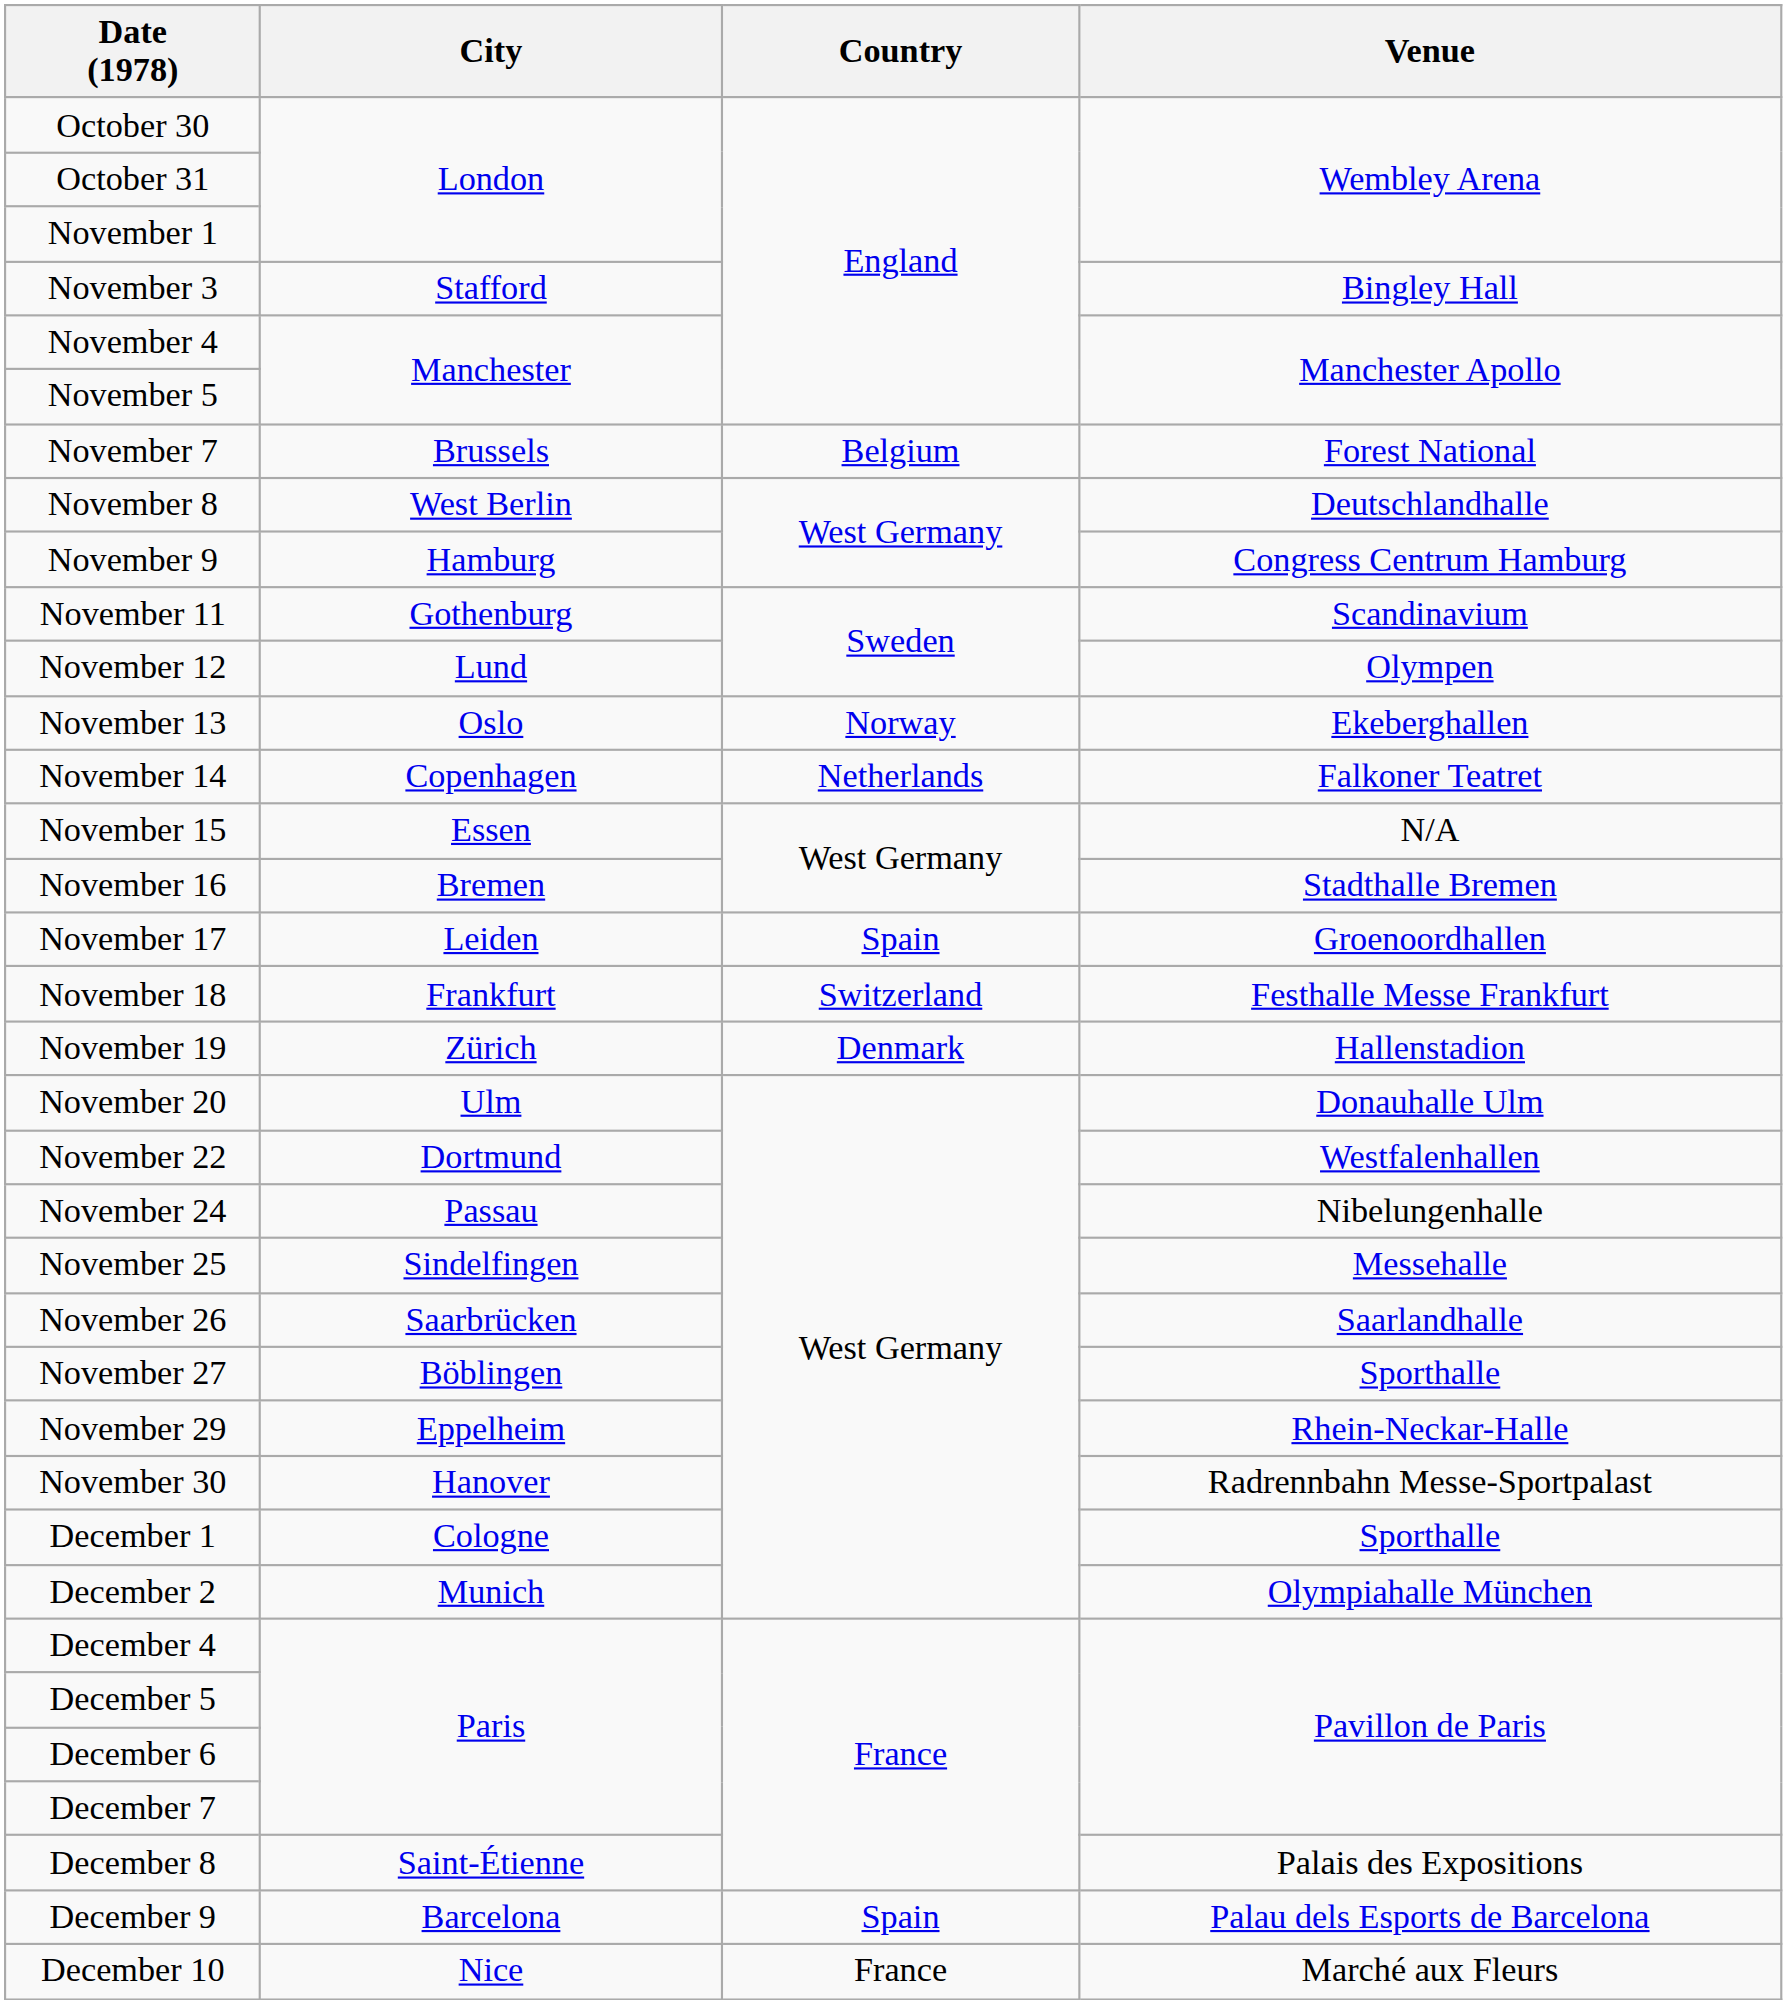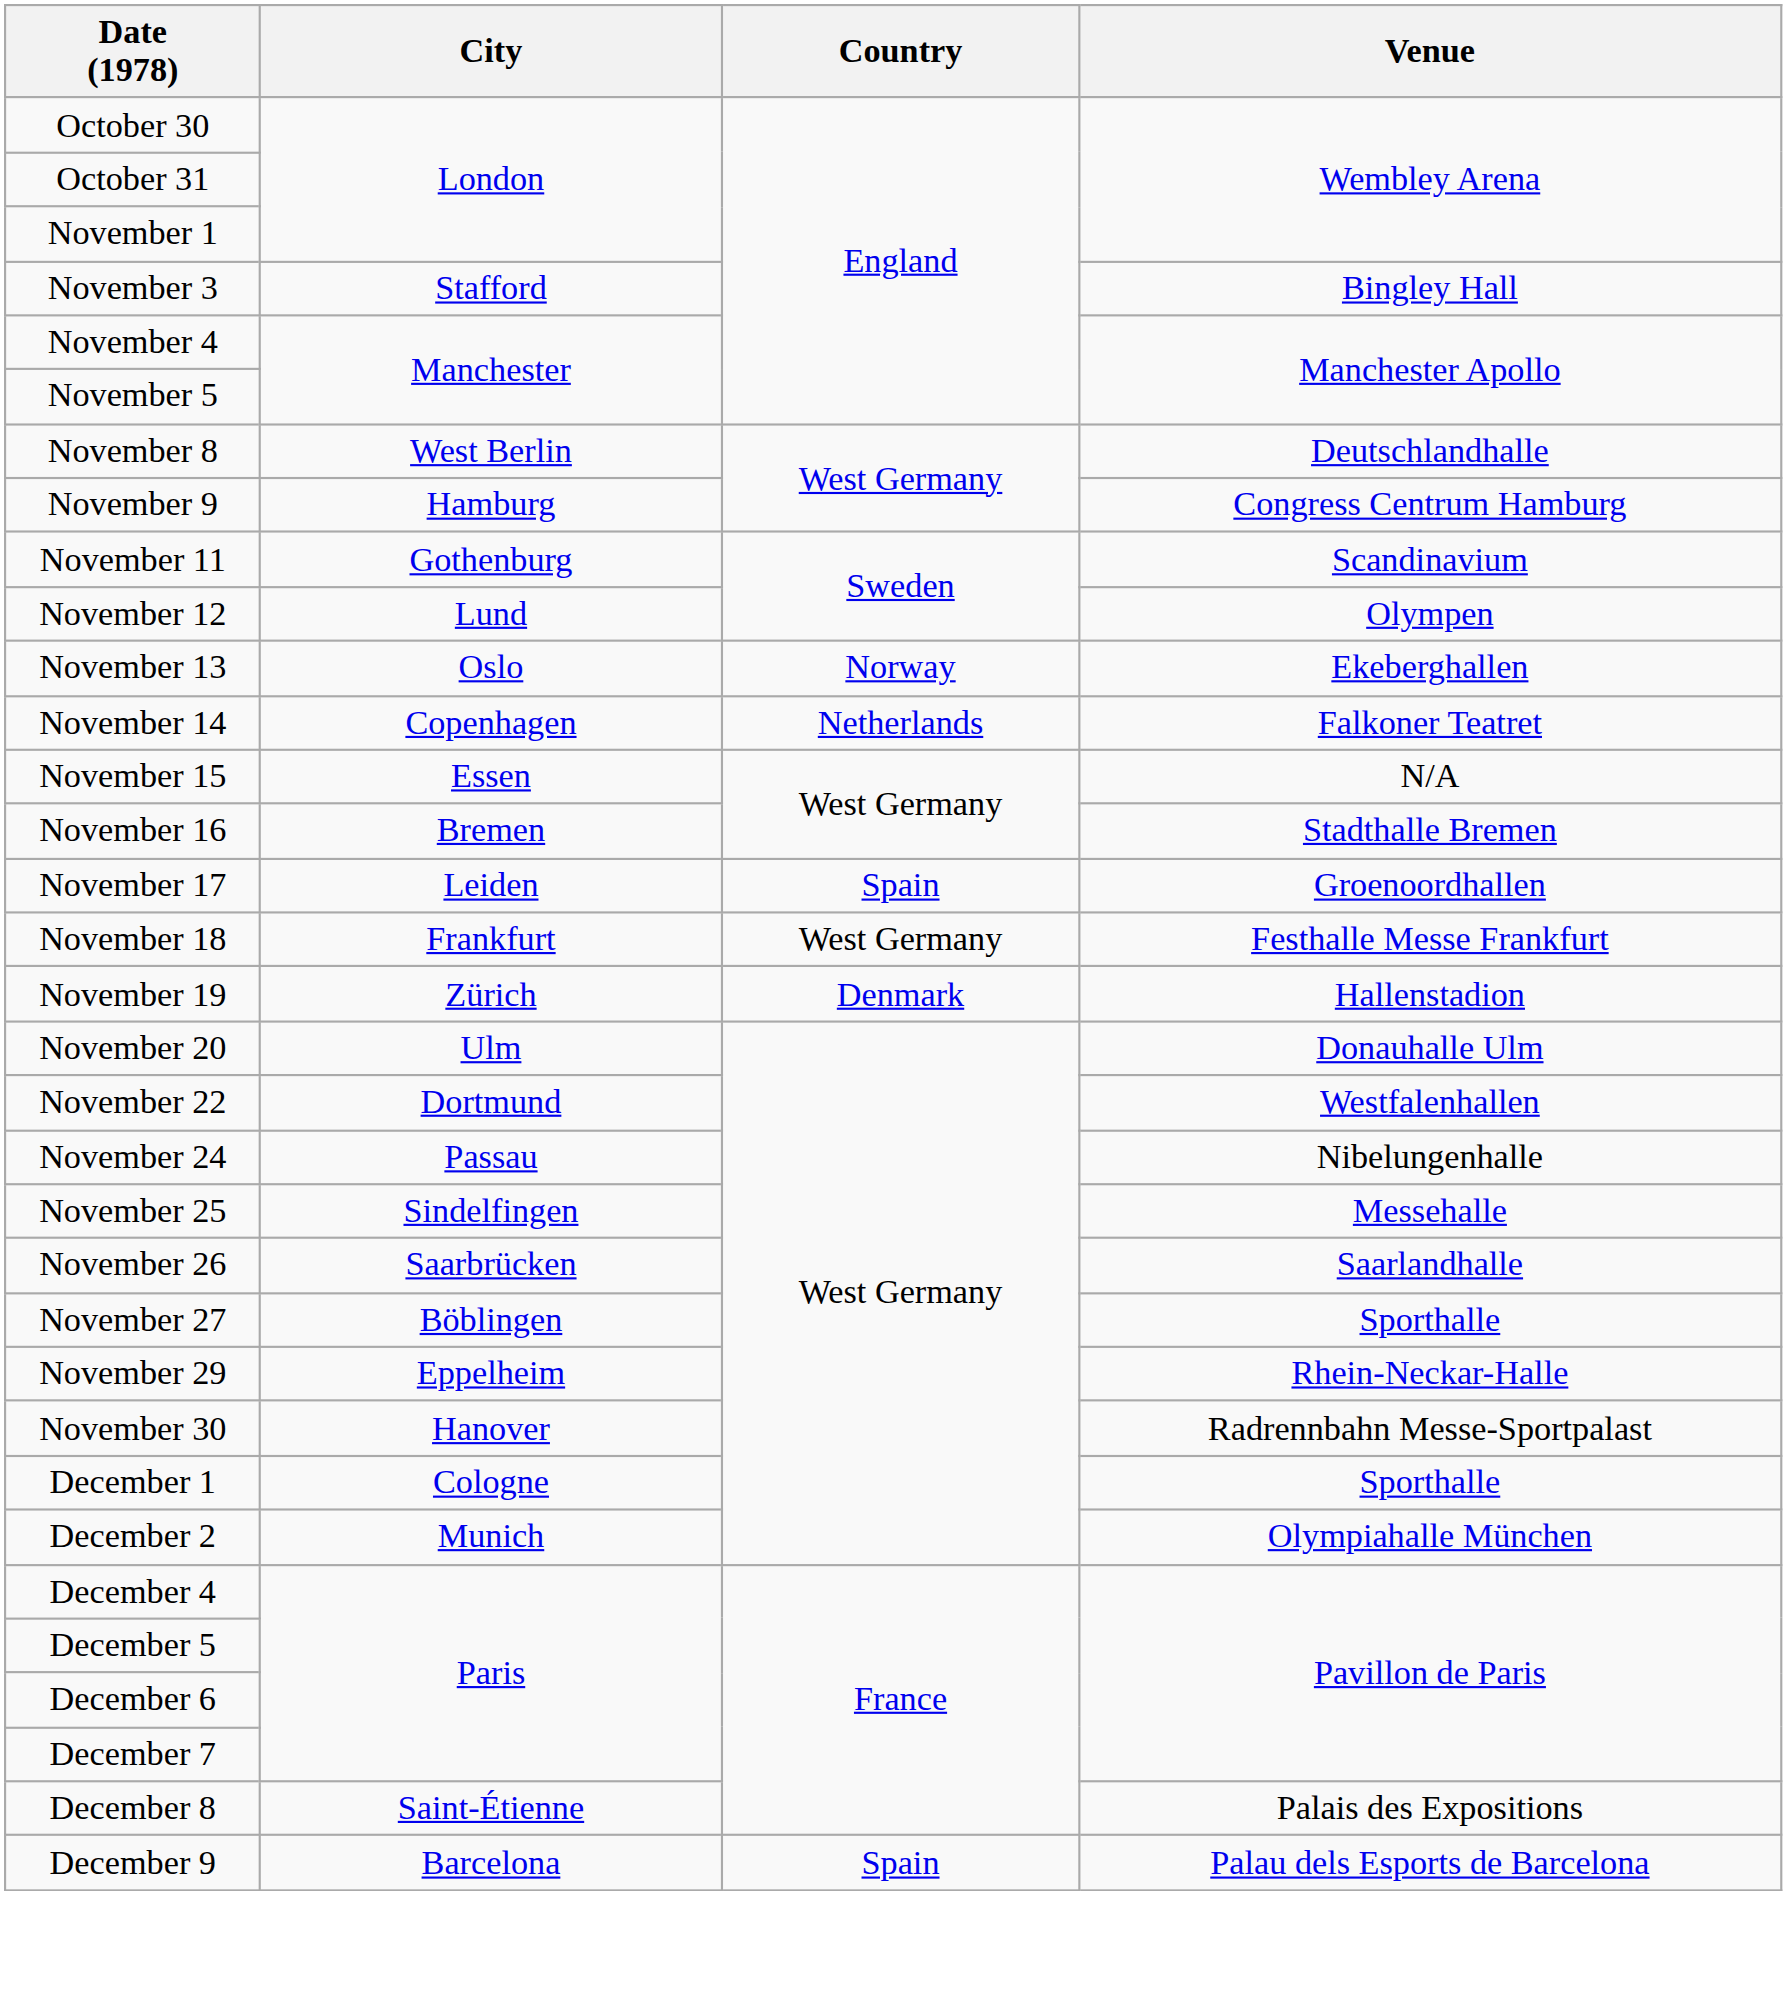- row: (133, 450)
(901, 993) Switzerland -> (901, 939) West Germany
- row: (133, 1970)
